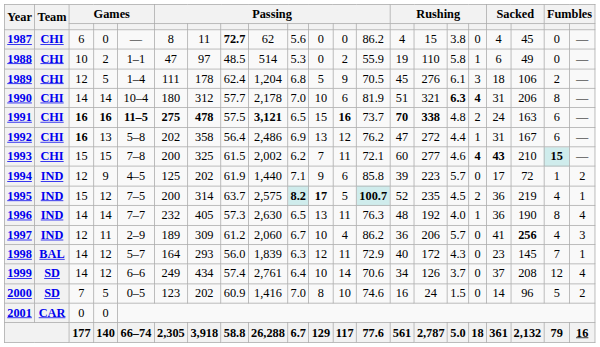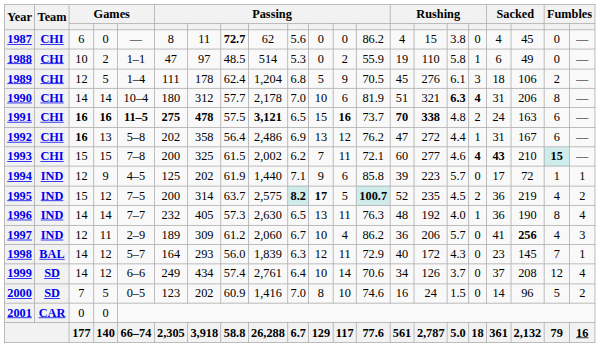(582, 176) 2 -> (582, 176) 1
(582, 195) 1 -> (582, 195) 2
